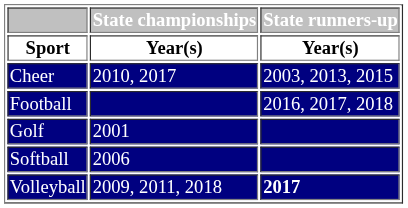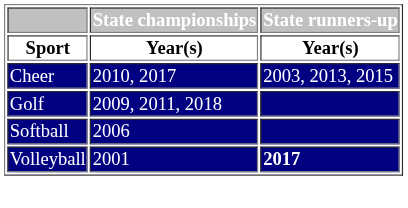- row: (41, 103)
(111, 131) 2001 -> (157, 103) 2009, 2011, 2018
(157, 187) 2009, 2011, 2018 -> (111, 159) 2001
